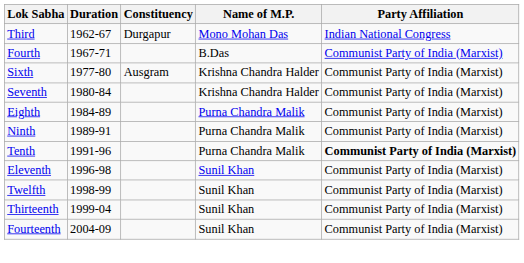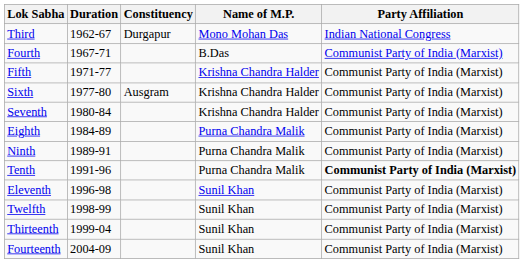+ row: (19, 72)
